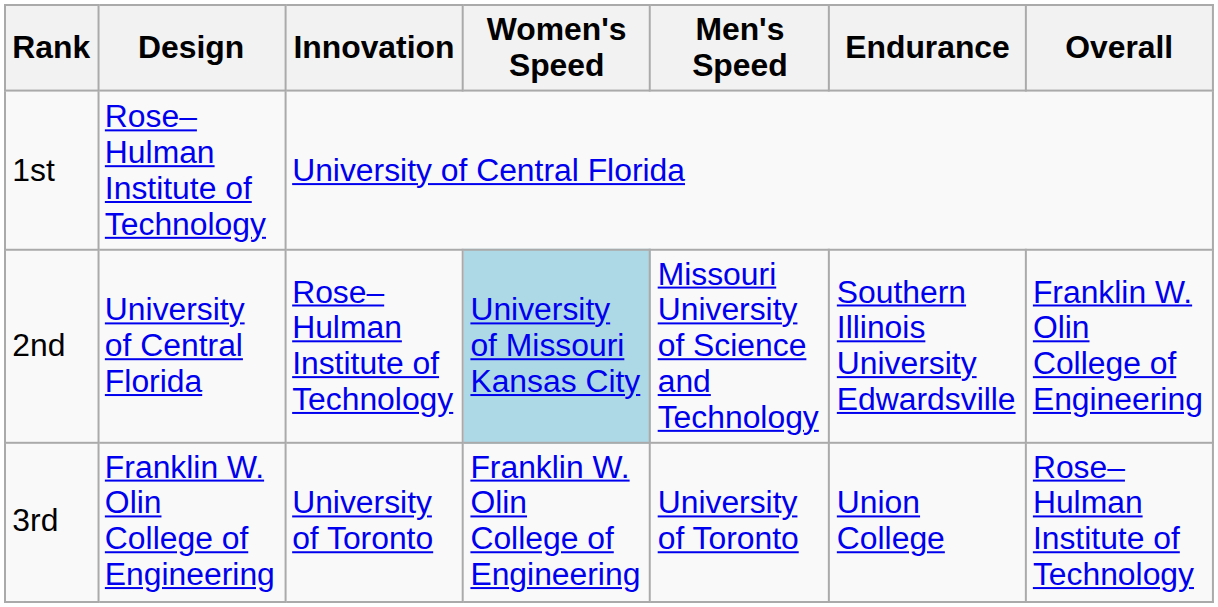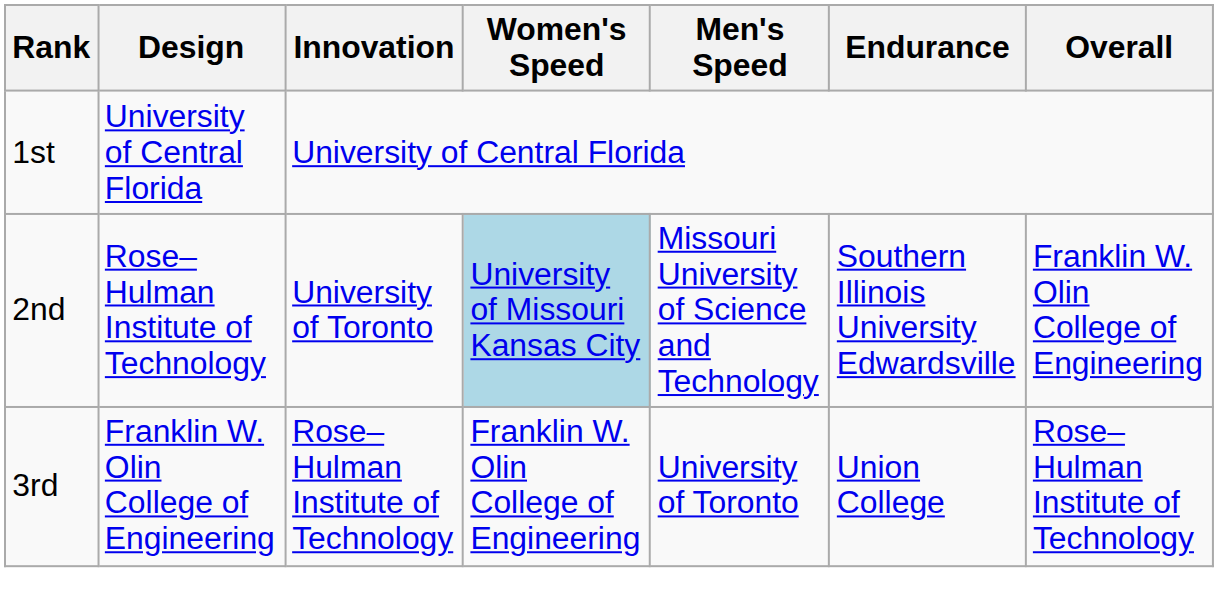(185, 169) Rose–Hulman Institute of Technology -> (175, 151) University of Central Florida
(175, 345) University of Central Florida -> (185, 309) Rose–Hulman Institute of Technology
(373, 345) Rose–Hulman Institute of Technology -> (363, 309) University of Toronto
(363, 521) University of Toronto -> (373, 485) Rose–Hulman Institute of Technology
